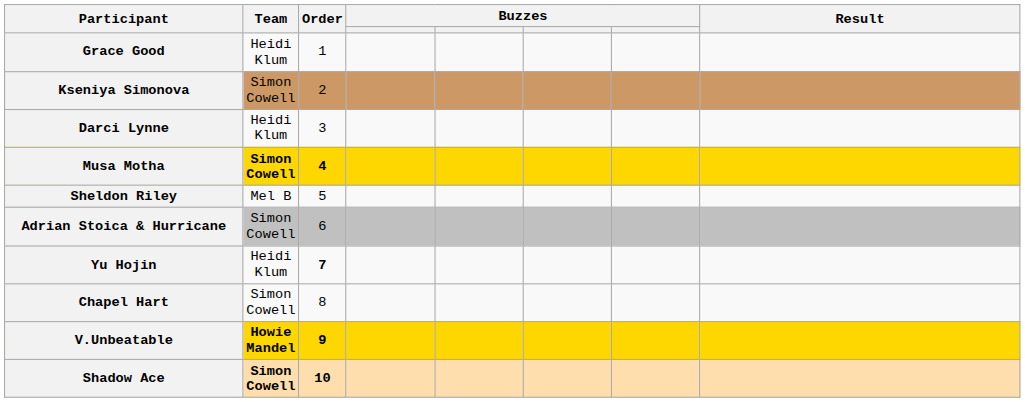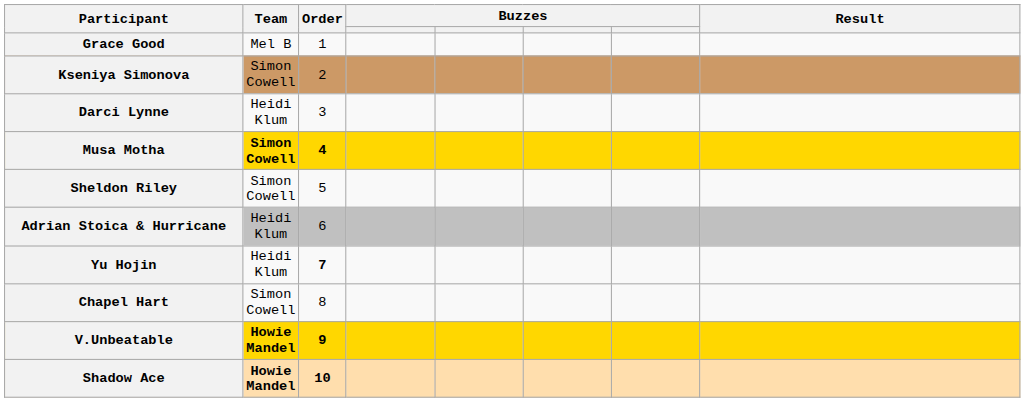(271, 52) Heidi Klum -> (271, 44) Mel B
(271, 196) Mel B -> (271, 189) Simon Cowell
(271, 227) Simon Cowell -> (271, 227) Heidi Klum
(271, 378) Simon Cowell -> (271, 378) Howie Mandel
